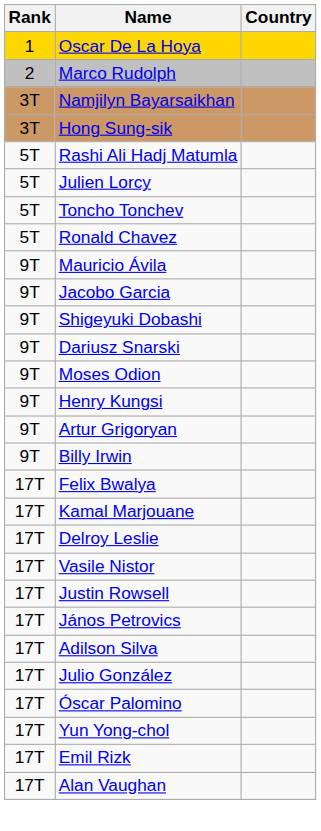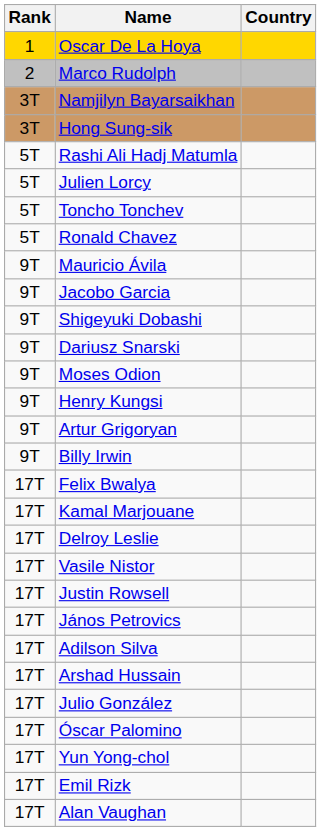+ row: (120, 675)
